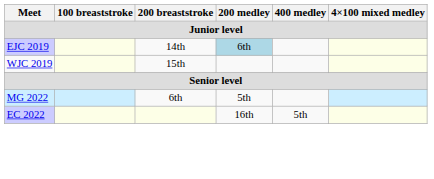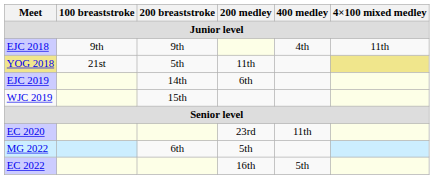+ row: (28, 47)
+ row: (30, 64)
(244, 47) lightblue background -> (246, 81) no background
+ row: (26, 132)
